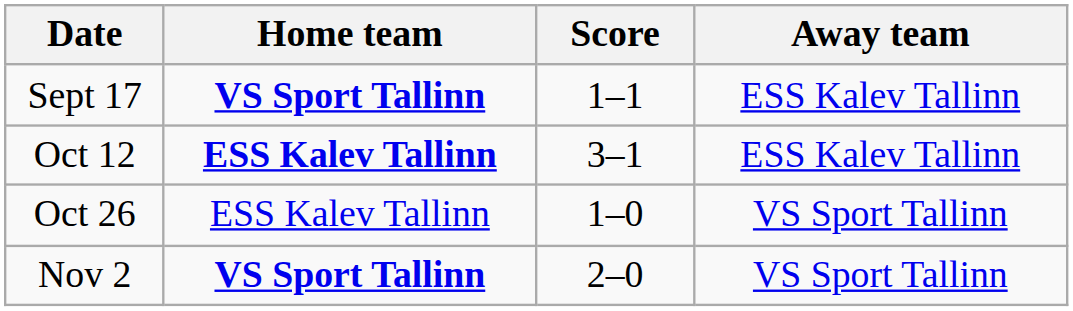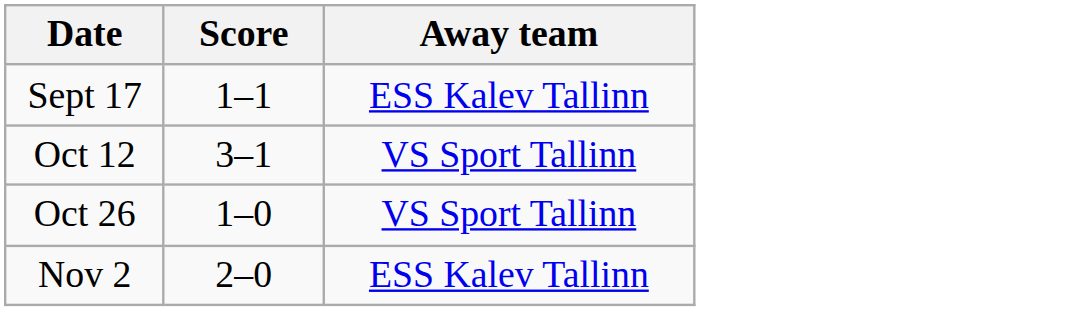- column: (350, 34)
(880, 154) ESS Kalev Tallinn -> (509, 154) VS Sport Tallinn
(880, 273) VS Sport Tallinn -> (509, 273) ESS Kalev Tallinn
